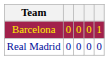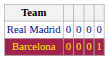rows swapped: (34, 47) <-> (34, 30)
